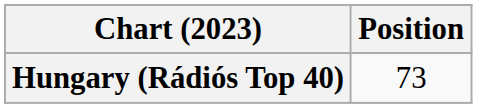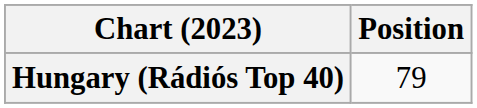(411, 77) 73 -> (411, 77) 79
